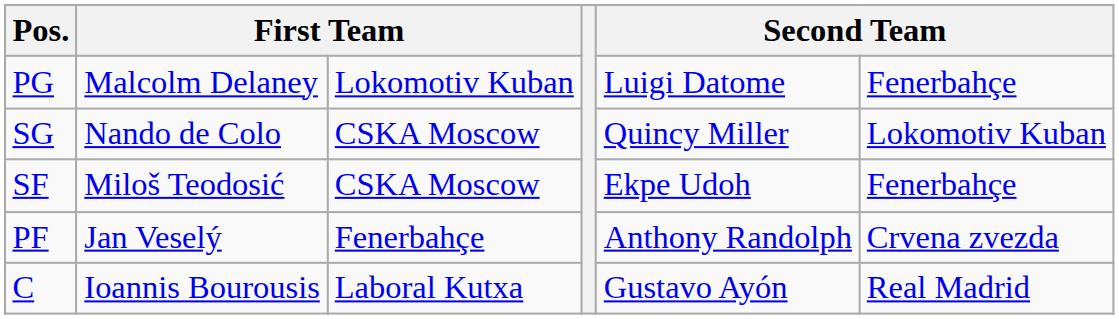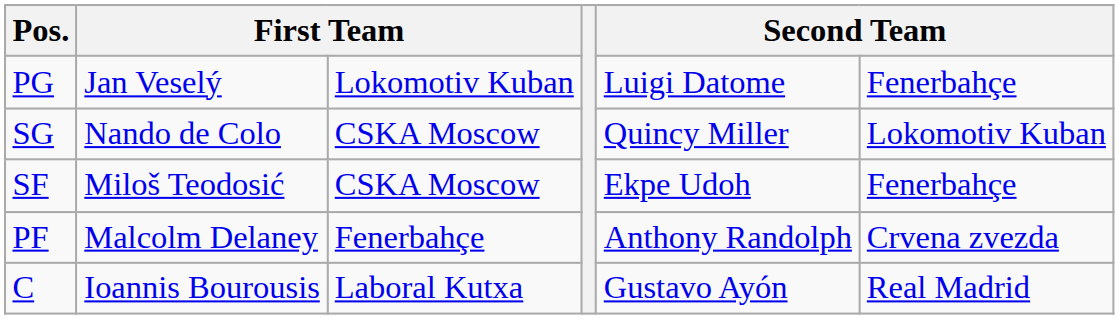(201, 81) Malcolm Delaney -> (153, 81) Jan Veselý
(153, 236) Jan Veselý -> (201, 236) Malcolm Delaney
